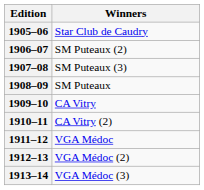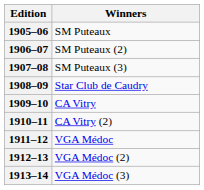(101, 31) Star Club de Caudry -> (83, 31) SM Puteaux
(83, 85) SM Puteaux -> (101, 85) Star Club de Caudry
